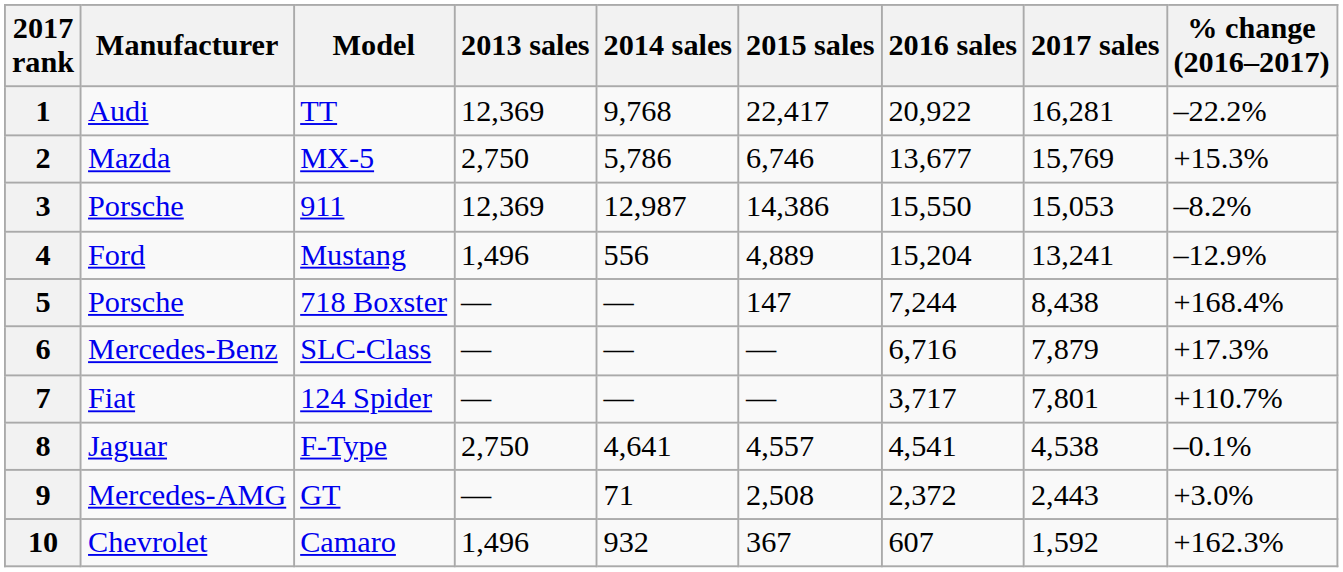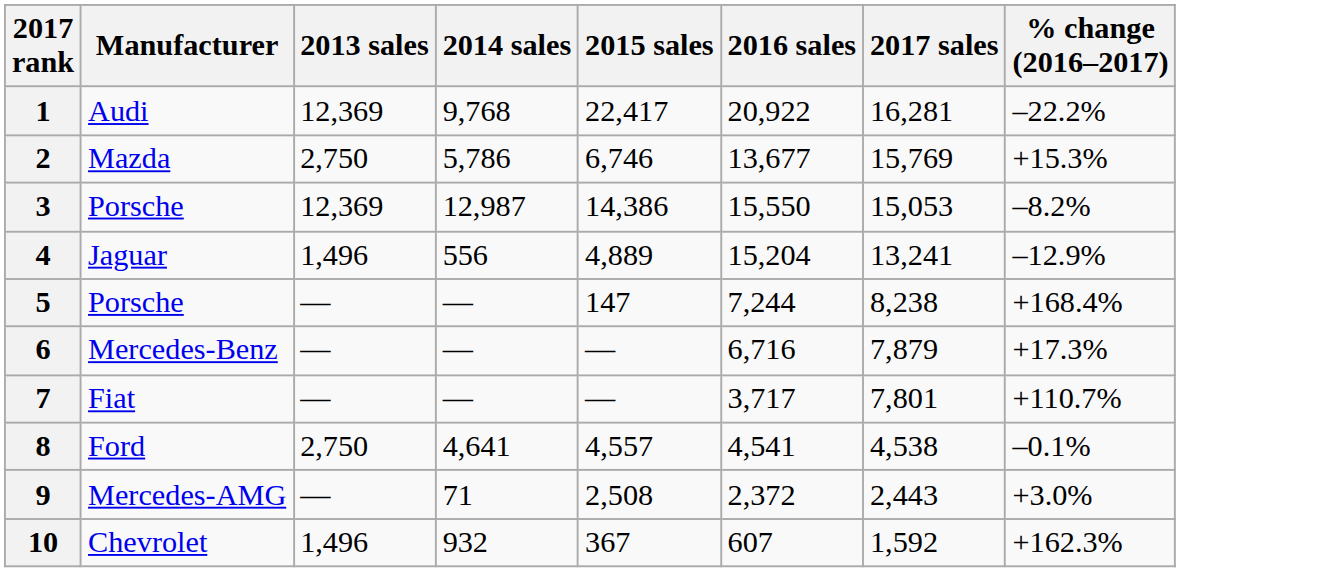- column: (374, 45)
(117, 254) Ford -> (128, 254) Jaguar
(1065, 302) 8,438 -> (904, 302) 8,238
(128, 446) Jaguar -> (117, 446) Ford
